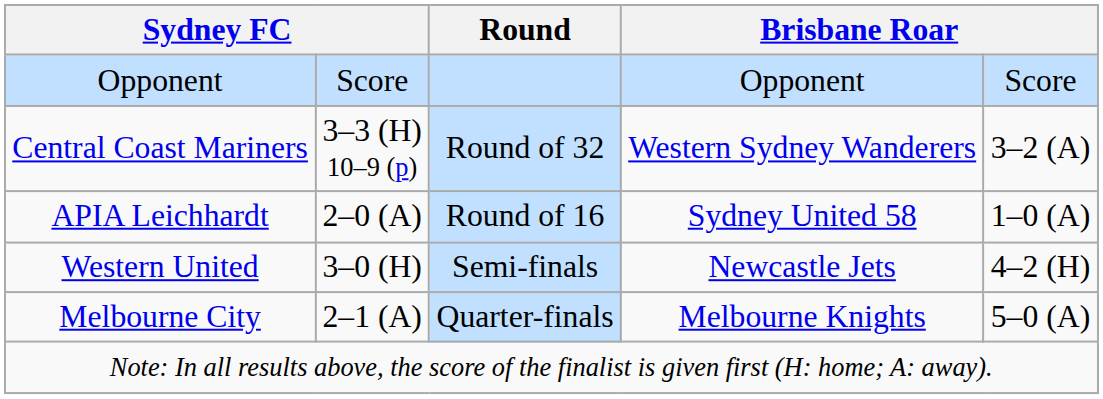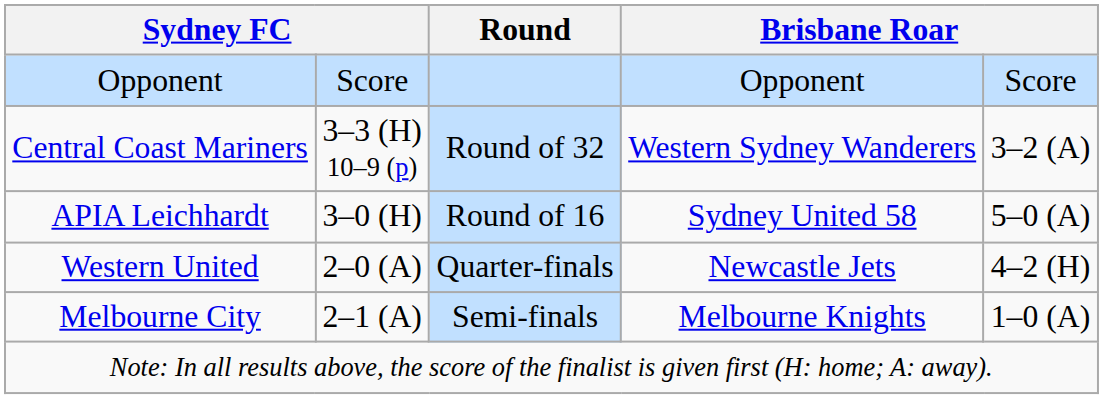(372, 215) 2–0 (A) -> (372, 215) 3–0 (H)
(1040, 215) 1–0 (A) -> (1040, 215) 5–0 (A)
(372, 266) 3–0 (H) -> (372, 266) 2–0 (A)
(525, 266) Semi-finals -> (525, 266) Quarter-finals
(525, 316) Quarter-finals -> (525, 316) Semi-finals
(1040, 316) 5–0 (A) -> (1040, 316) 1–0 (A)
